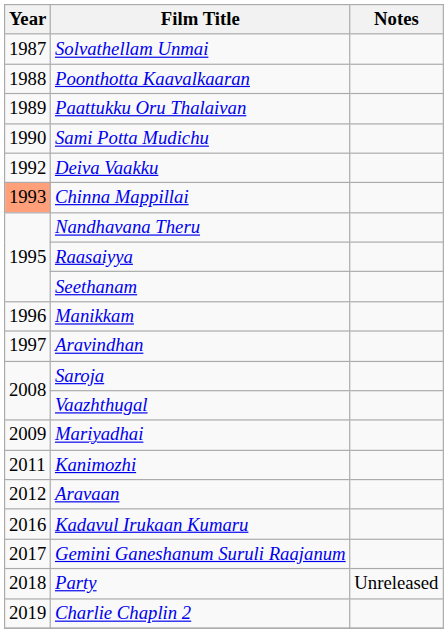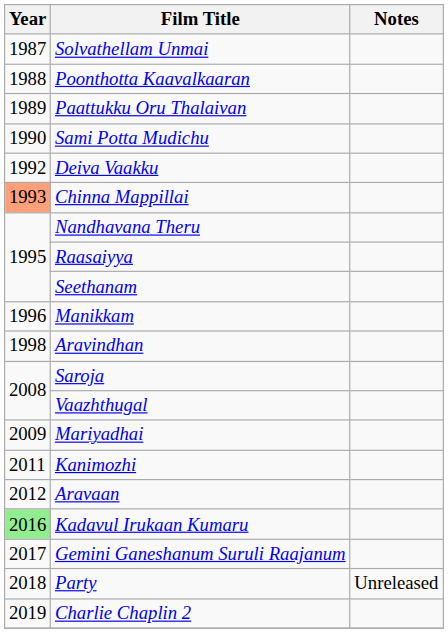(28, 345) 1997 -> (28, 345) 1998
(28, 524) no background -> (28, 524) lightgreen background
